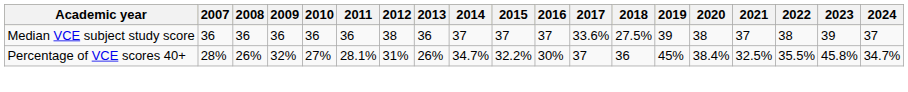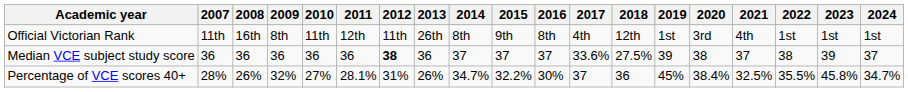+ row: (71, 35)
(390, 35) normal -> (390, 55) bold
